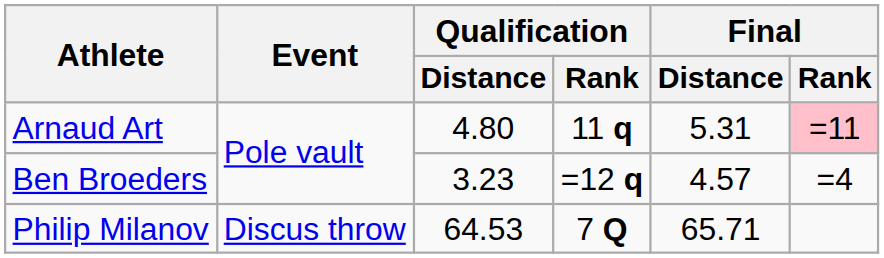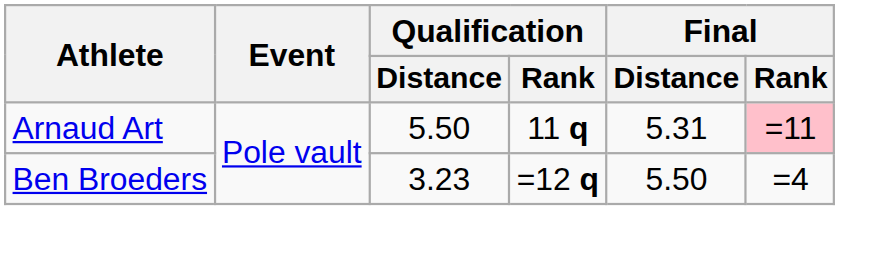(483, 128) 4.80 -> (439, 128) 5.50
(721, 179) 4.57 -> (676, 179) 5.50
- row: (111, 229)
